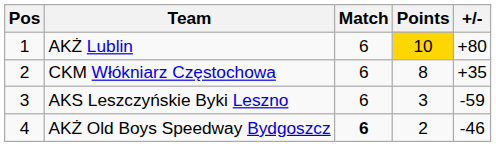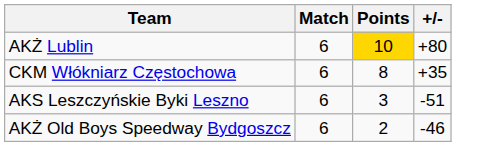- column: (24, 19)
(472, 101) -59 -> (432, 101) -51
(364, 128) bold -> (324, 128) normal
